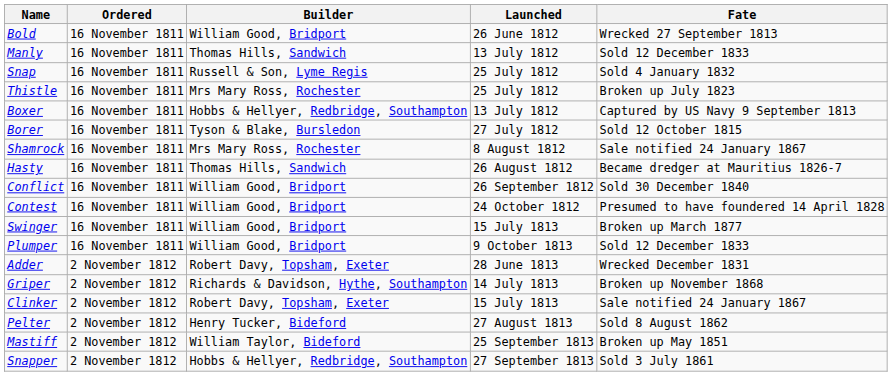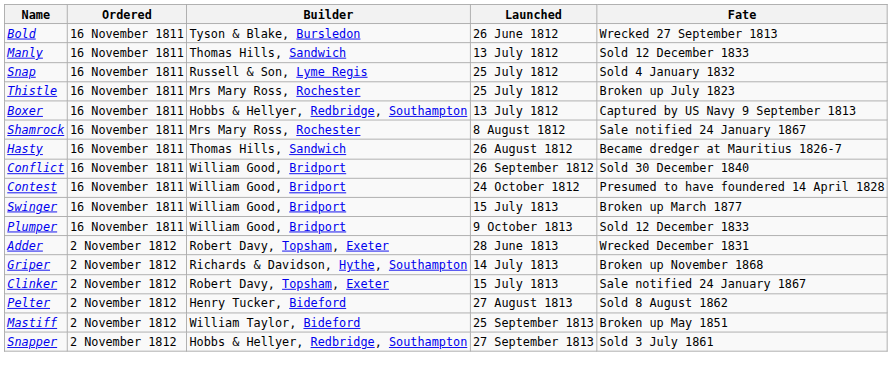(268, 33) William Good, Bridport -> (275, 33) Tyson & Blake, Bursledon
- row: (25, 130)
